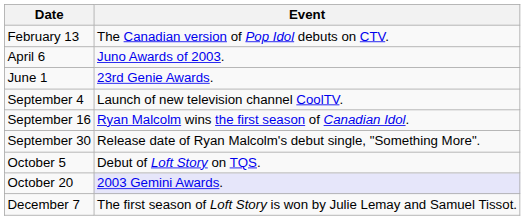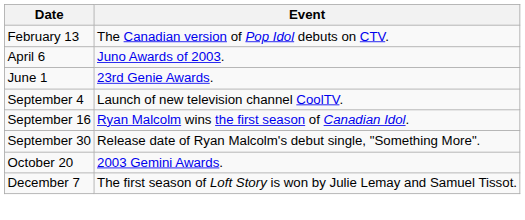- row: (37, 162)
(160, 183) lavender background -> (160, 162) no background
